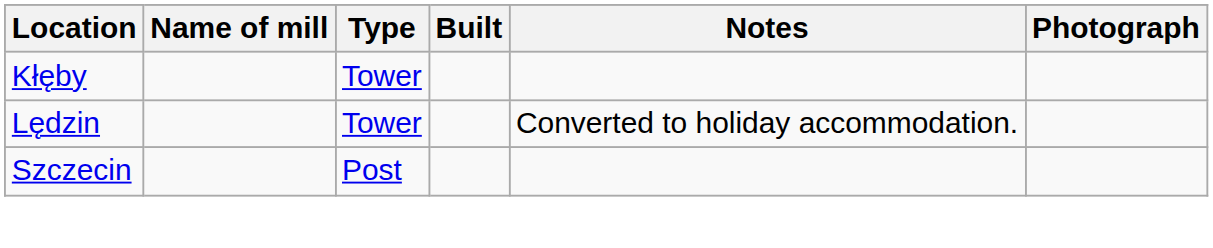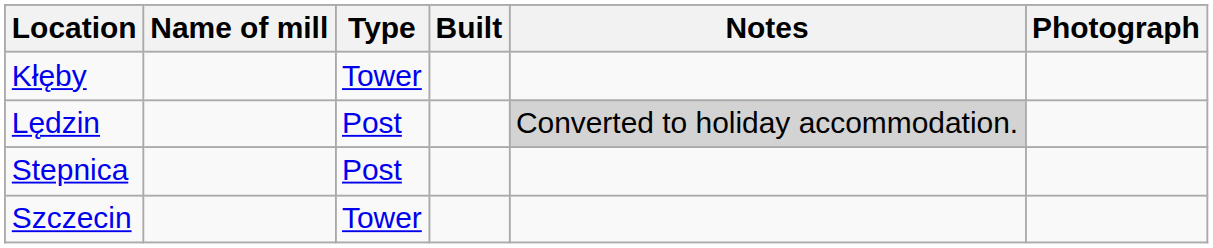(382, 123) Tower -> (372, 123) Post
(767, 123) no background -> (767, 123) lightgrey background
+ row: (70, 170)
(372, 170) Post -> (382, 218) Tower
